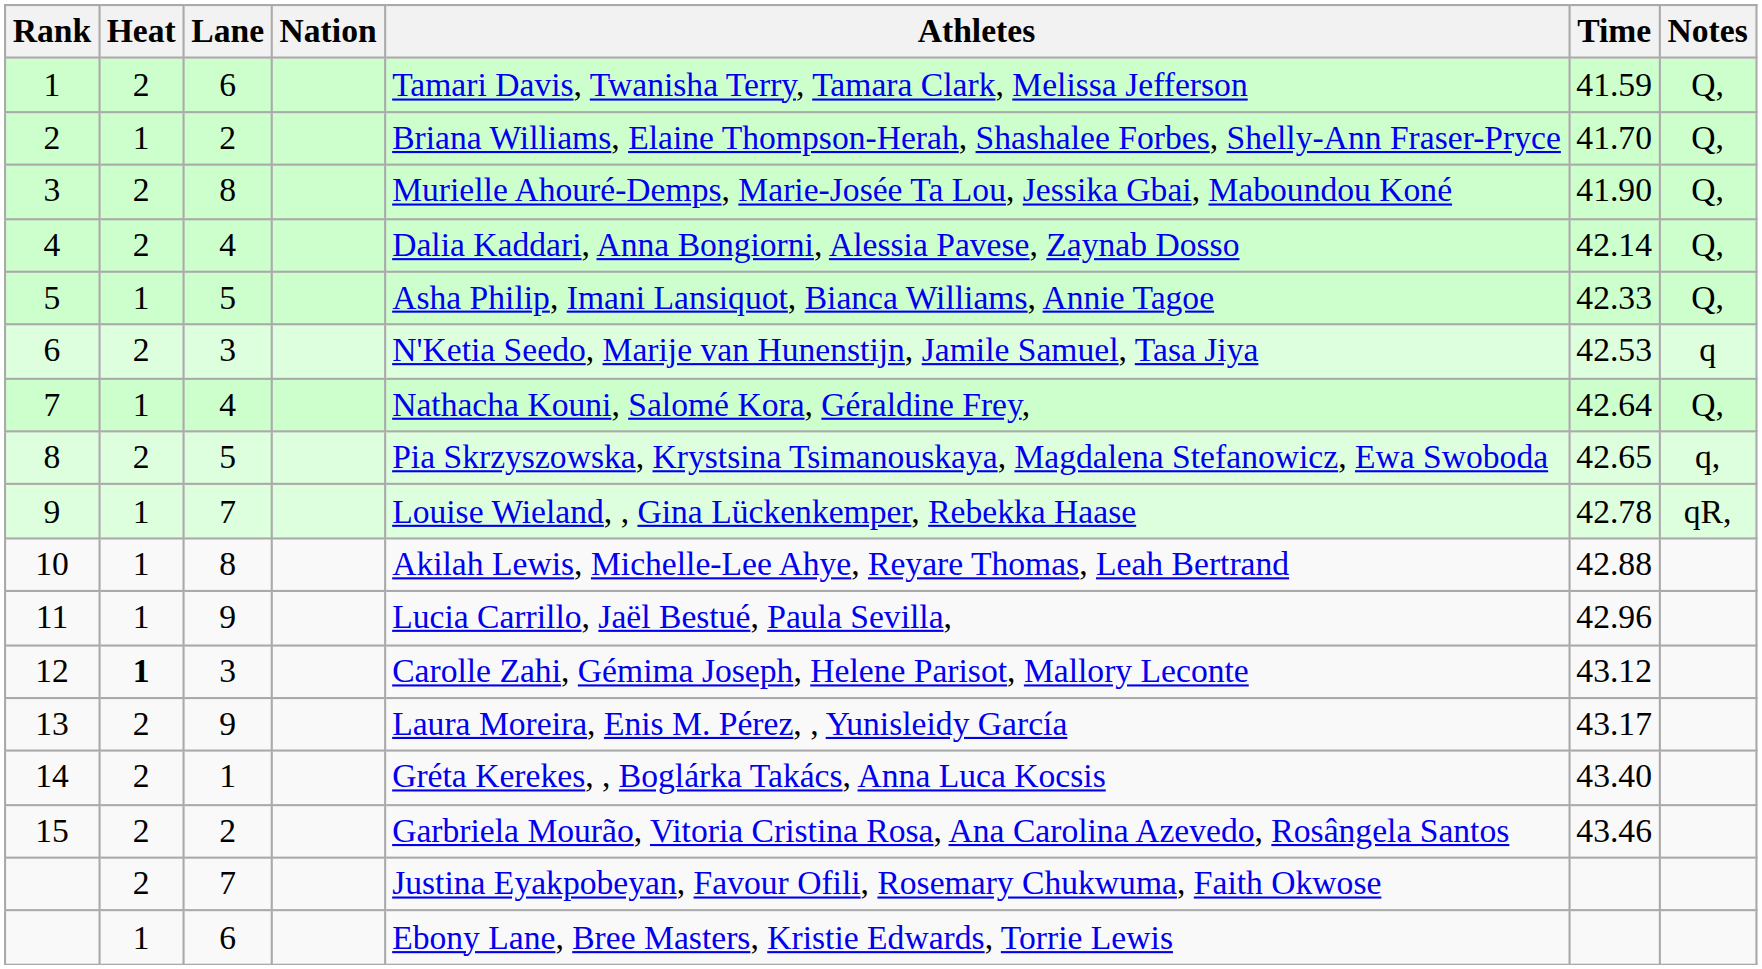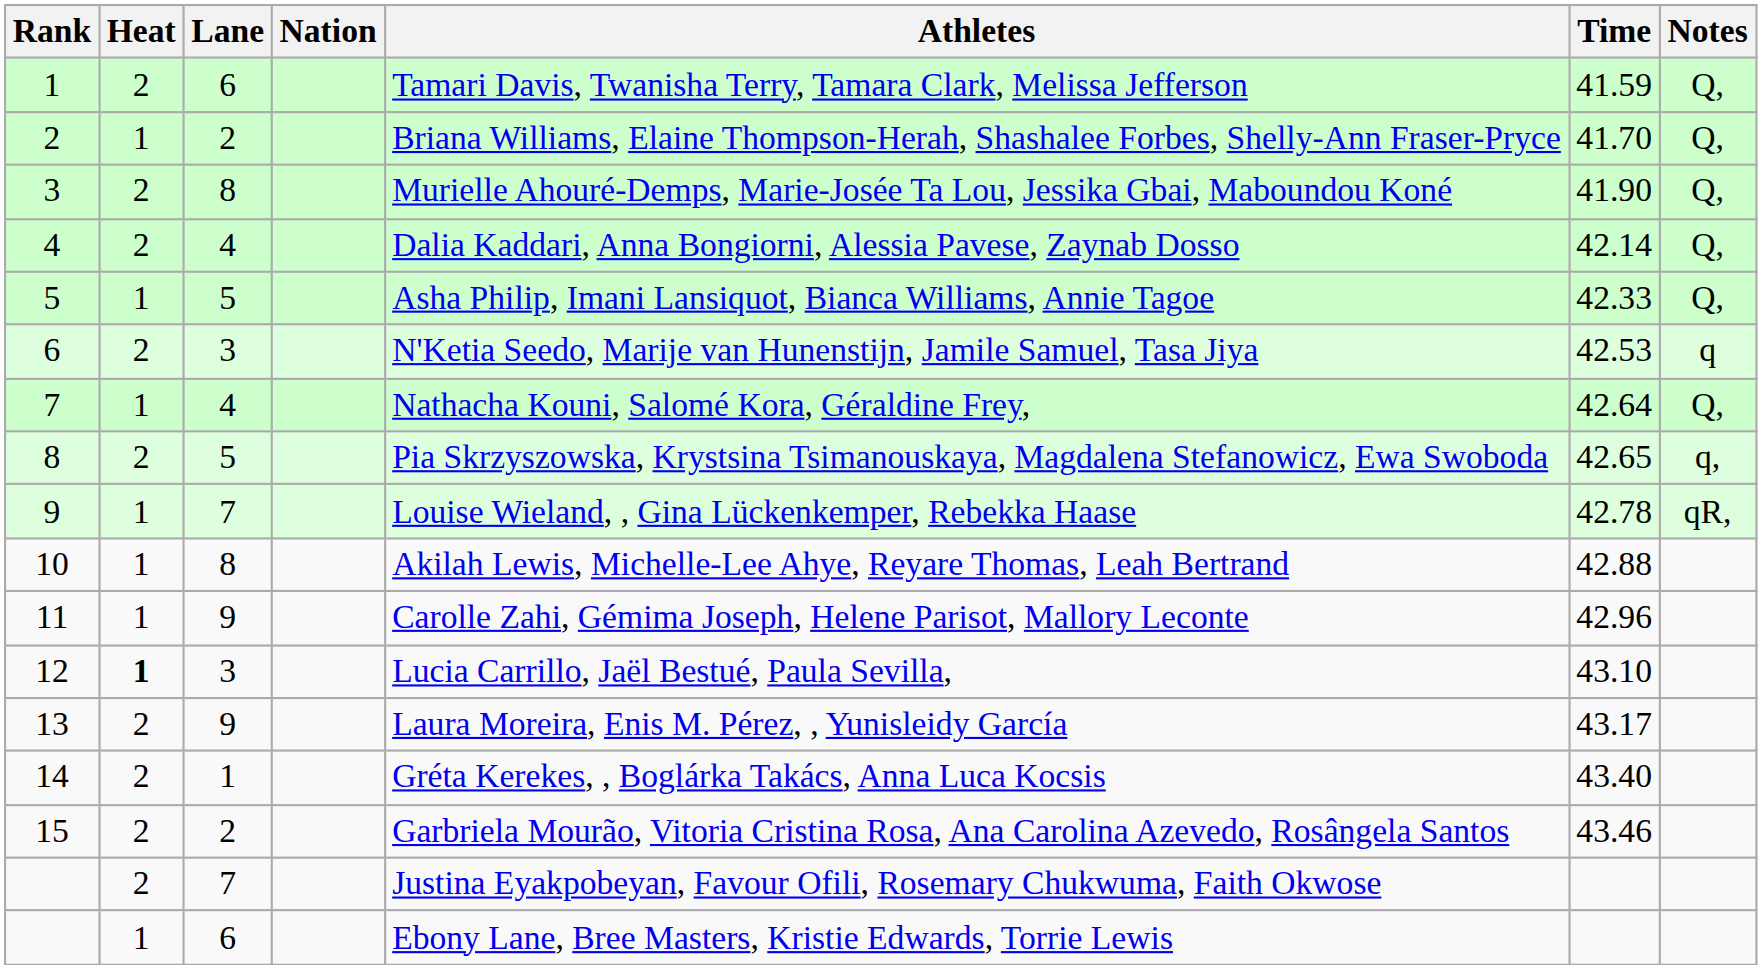(672, 617) Lucia Carrillo, Jaël Bestué, Paula Sevilla, -> (820, 617) Carolle Zahi, Gémima Joseph, Helene Parisot, Mallory Leconte
(820, 670) Carolle Zahi, Gémima Joseph, Helene Parisot, Mallory Leconte -> (672, 670) Lucia Carrillo, Jaël Bestué, Paula Sevilla,
(1614, 670) 43.12 -> (1614, 670) 43.10
